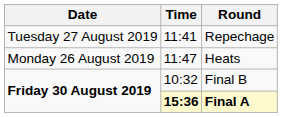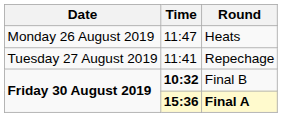rows swapped: (223, 58) <-> (240, 36)
(181, 79) normal -> (181, 79) bold
